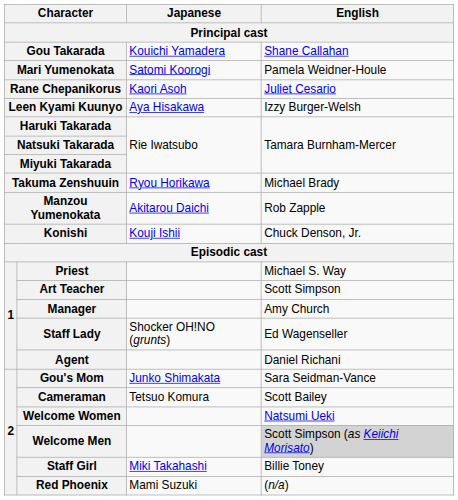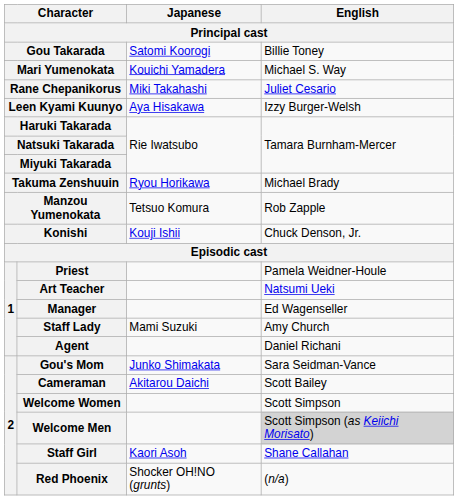(177, 51) Kouichi Yamadera -> (170, 51) Satomi Koorogi
(306, 51) Shane Callahan -> (294, 51) Billie Toney
(170, 70) Satomi Koorogi -> (177, 70) Kouichi Yamadera
(325, 70) Pamela Weidner-Houle -> (305, 70) Michael S. Way
(158, 88) Kaori Asoh -> (168, 88) Miki Takahashi
(169, 208) Akitarou Daichi -> (169, 208) Tetsuo Komura
(305, 271) Michael S. Way -> (325, 271) Pamela Weidner-Houle
(302, 290) Scott Simpson -> (299, 290) Natsumi Ueki
(297, 308) Amy Church -> (306, 308) Ed Wagenseller
(172, 334) Shocker OH!NO (grunts) -> (163, 327) Mami Suzuki
(306, 334) Ed Wagenseller -> (297, 327) Amy Church
(169, 397) Tetsuo Komura -> (169, 383) Akitarou Daichi
(299, 416) Natsumi Ueki -> (302, 402) Scott Simpson
(168, 466) Miki Takahashi -> (158, 453) Kaori Asoh
(294, 466) Billie Toney -> (306, 453) Shane Callahan
(163, 485) Mami Suzuki -> (172, 479) Shocker OH!NO (grunts)
